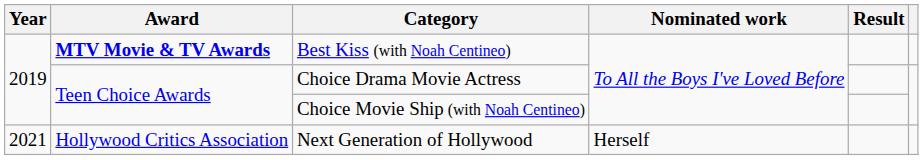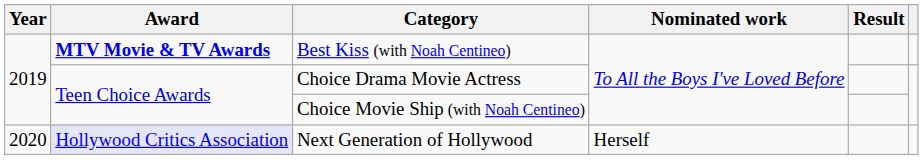(28, 139) 2021 -> (28, 139) 2020
(172, 139) no background -> (172, 139) lavender background
